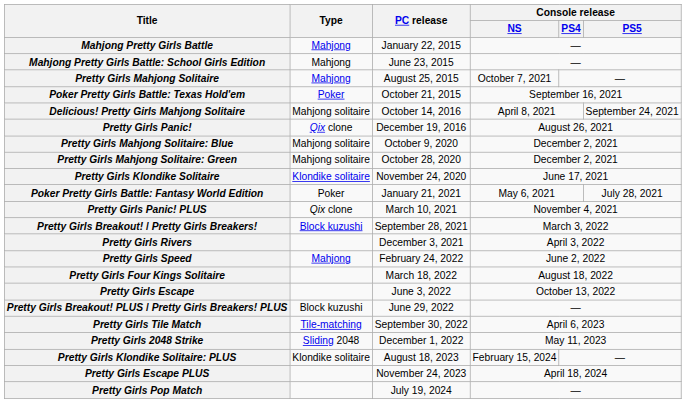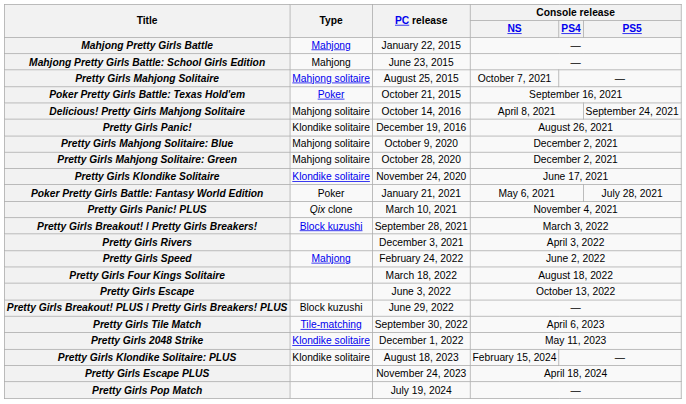(331, 79) Mahjong -> (331, 79) Mahjong solitaire
(331, 128) Qix clone -> (331, 128) Klondike solitaire
(331, 341) Sliding 2048 -> (331, 341) Klondike solitaire
